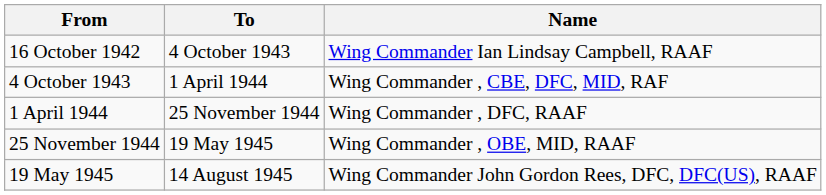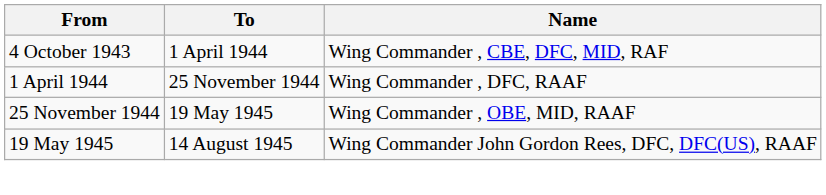- row: (75, 50)
